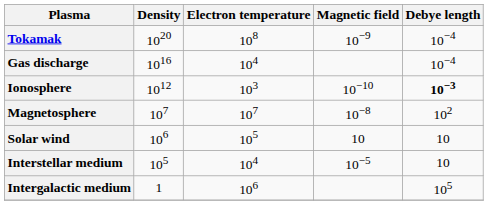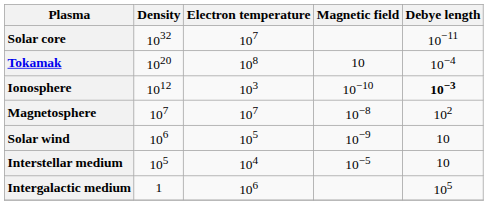+ row: (37, 38)
(358, 38) 10−9 -> (358, 63) 10
- row: (48, 63)
(358, 138) 10 -> (358, 138) 10−9
